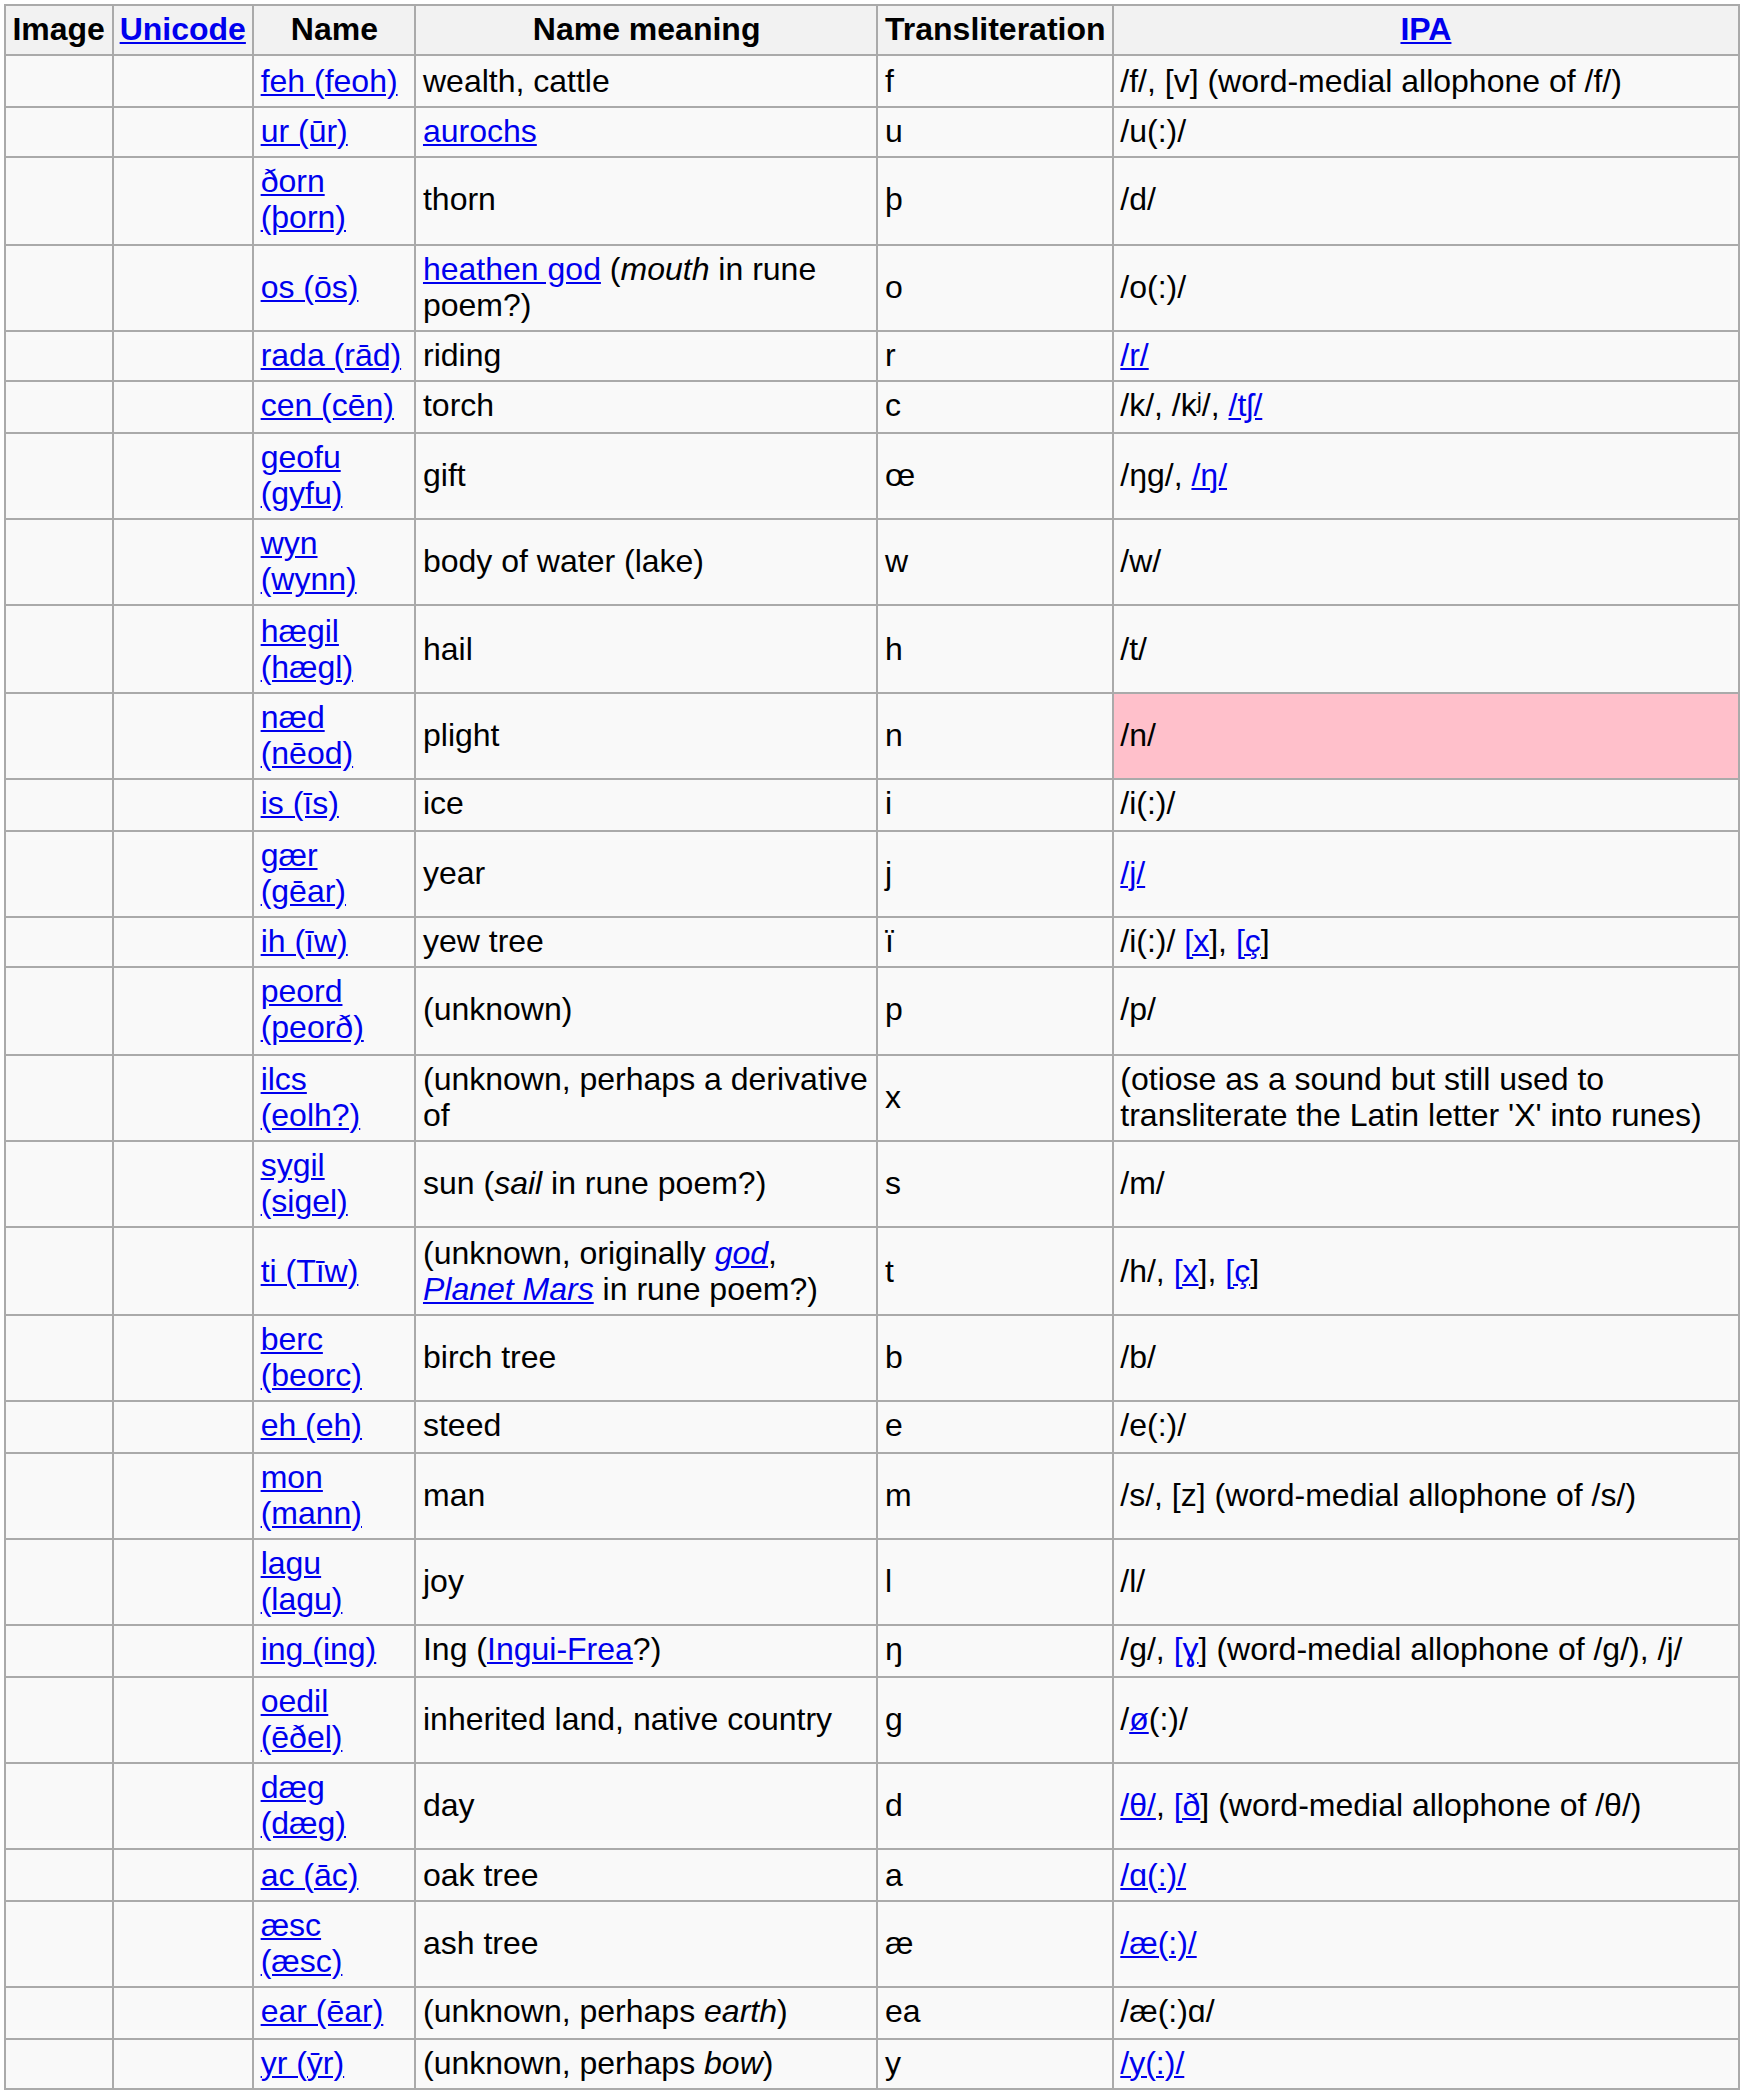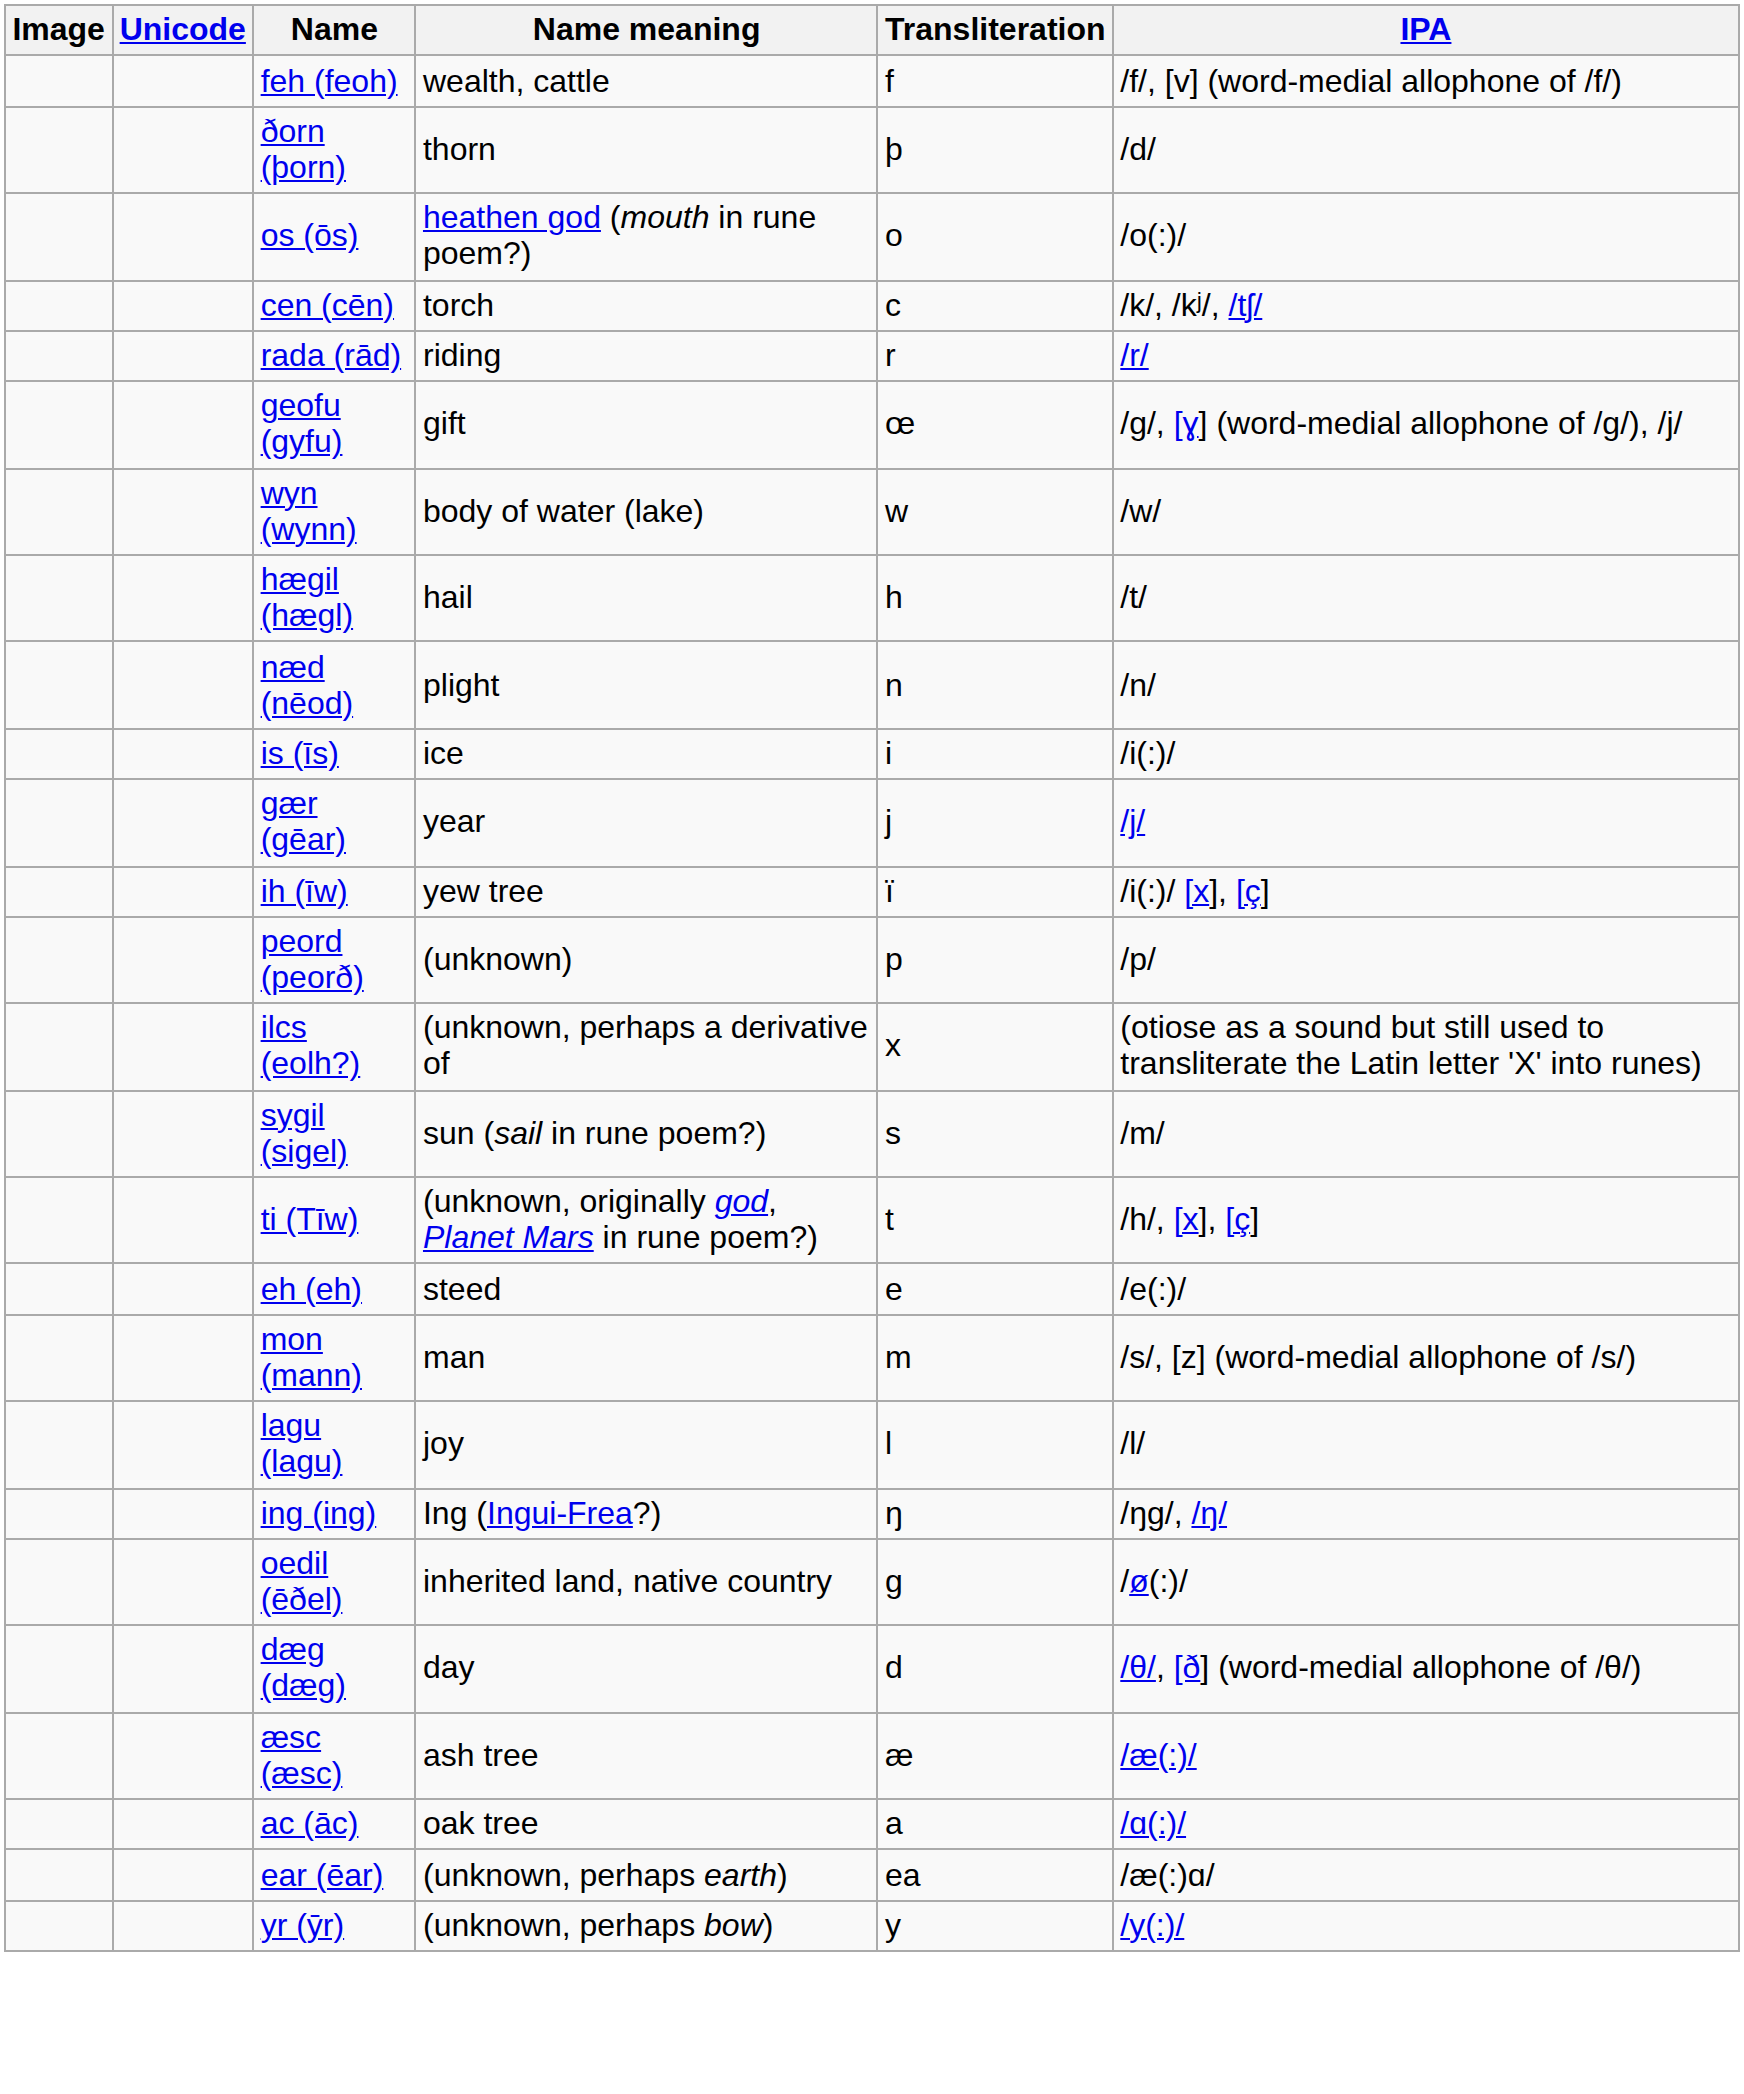- row: (304, 131)
rows swapped: (331, 355) <-> (327, 406)
(1174, 475) /ŋg/, /ŋ/ -> (1401, 424) /ɡ/, [ɣ] (word-medial allophone of /ɡ/), /j/
(1138, 735) pink background -> (1138, 684) no background
- row: (311, 1357)
(1401, 1650) /ɡ/, [ɣ] (word-medial allophone of /ɡ/), /j/ -> (1174, 1512) /ŋg/, /ŋ/
rows swapped: (310, 1874) <-> (302, 1943)
